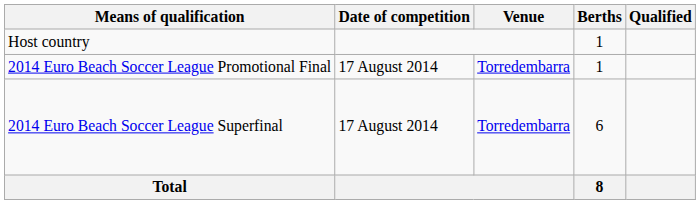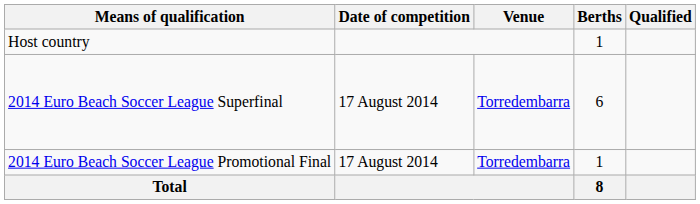rows swapped: (145, 126) <-> (170, 66)
